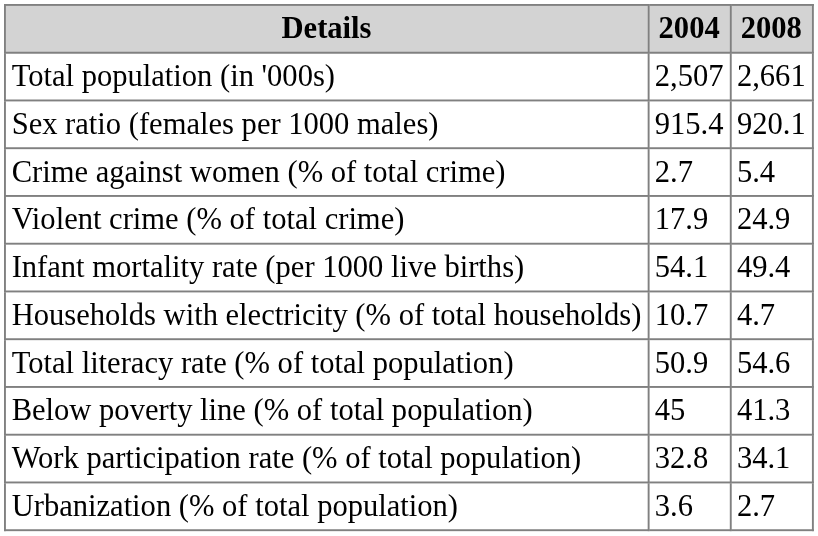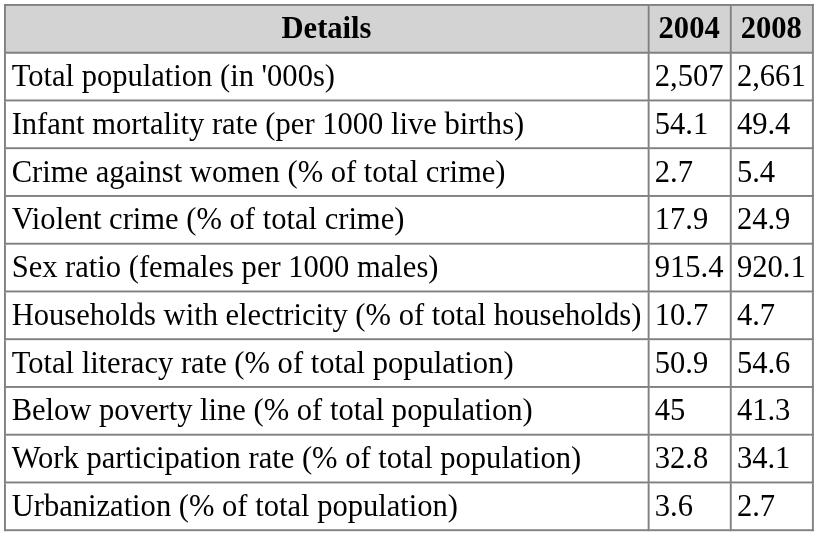rows swapped: (225, 123) <-> (268, 267)
